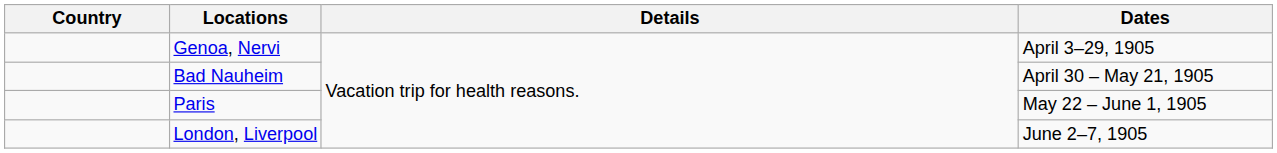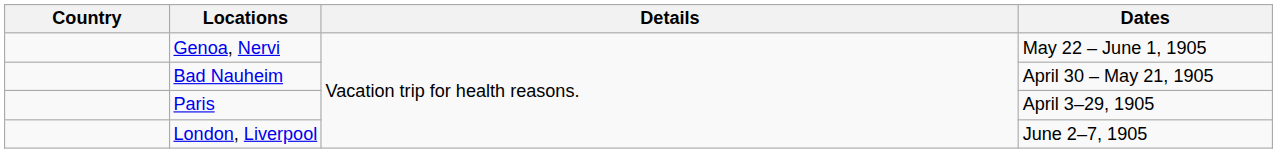(1088, 47) April 3–29, 1905 -> (1115, 47) May 22 – June 1, 1905
(1115, 104) May 22 – June 1, 1905 -> (1088, 104) April 3–29, 1905
